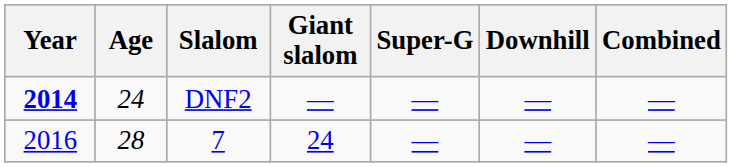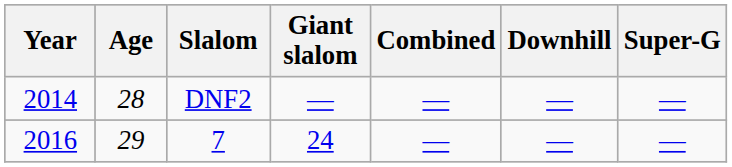columns swapped: (425, 40) <-> (661, 40)
(50, 98) bold -> (50, 98) normal
(131, 98) 24 -> (131, 98) 28
(131, 140) 28 -> (131, 140) 29
